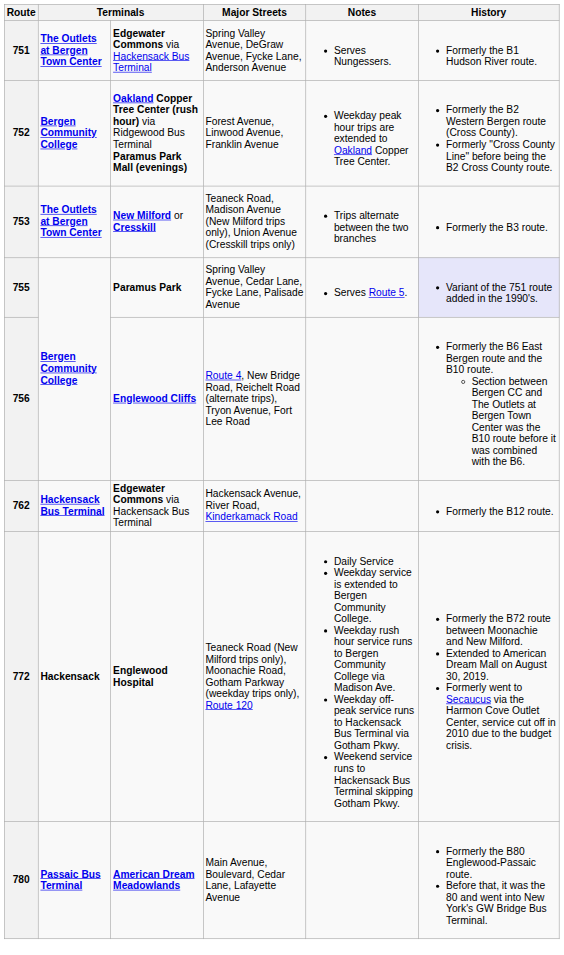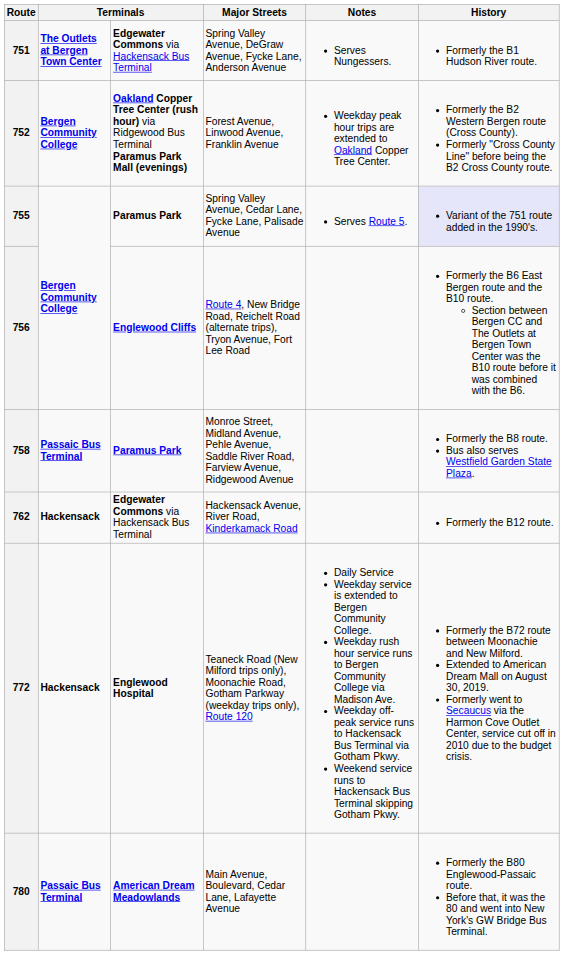- row: (21, 221)
+ row: (21, 450)
(72, 506) Hackensack Bus Terminal -> (70, 517) Hackensack
